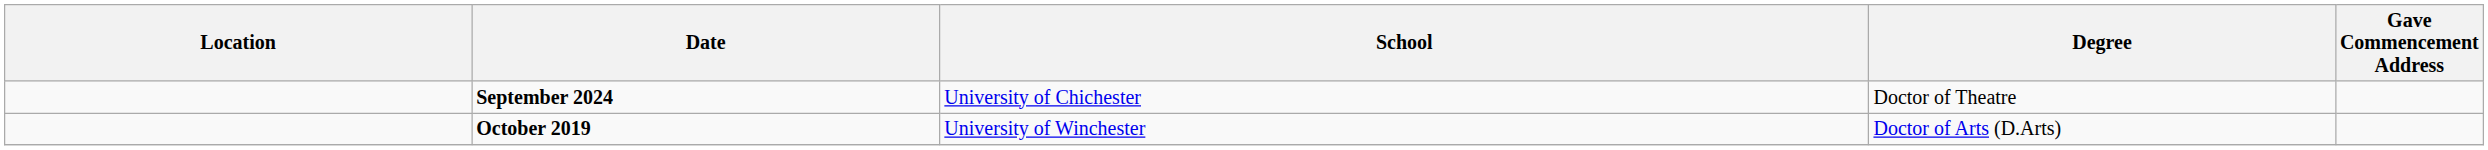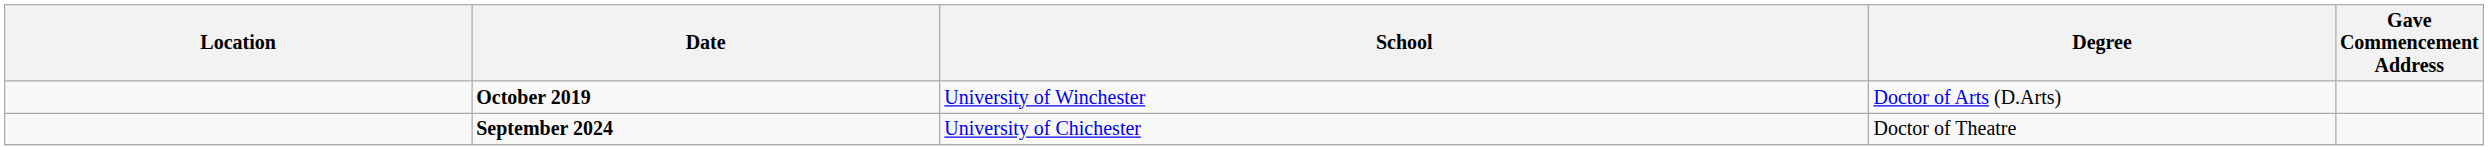rows swapped: (534, 128) <-> (545, 97)
